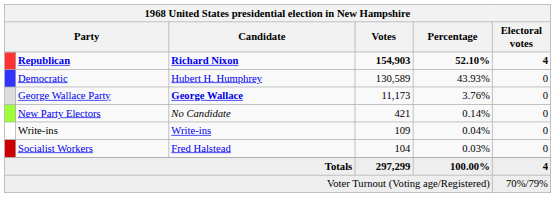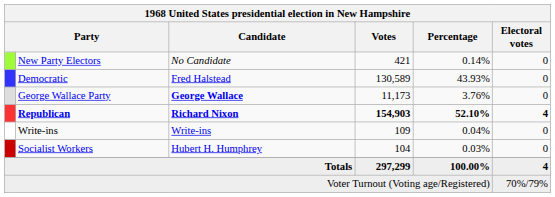rows swapped: (44, 61) <-> (59, 113)
(217, 78) Hubert H. Humphrey -> (201, 78) Fred Halstead
(201, 148) Fred Halstead -> (217, 148) Hubert H. Humphrey
